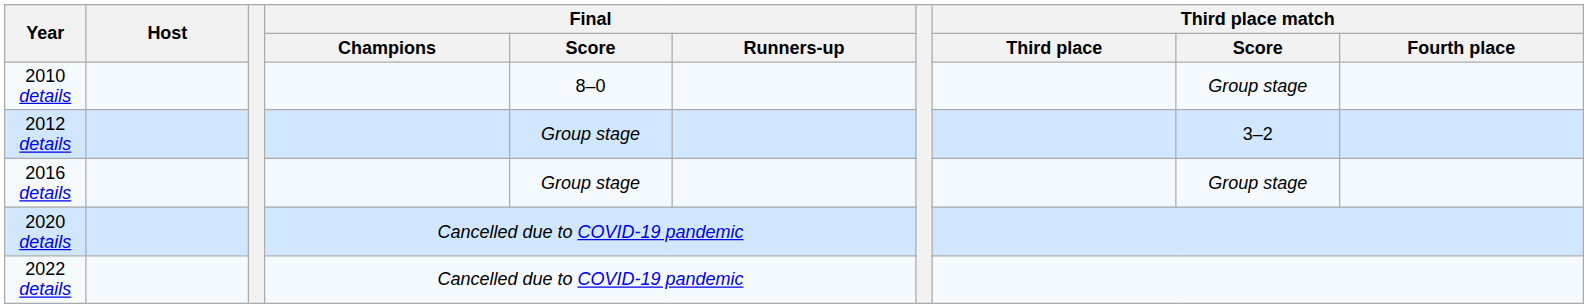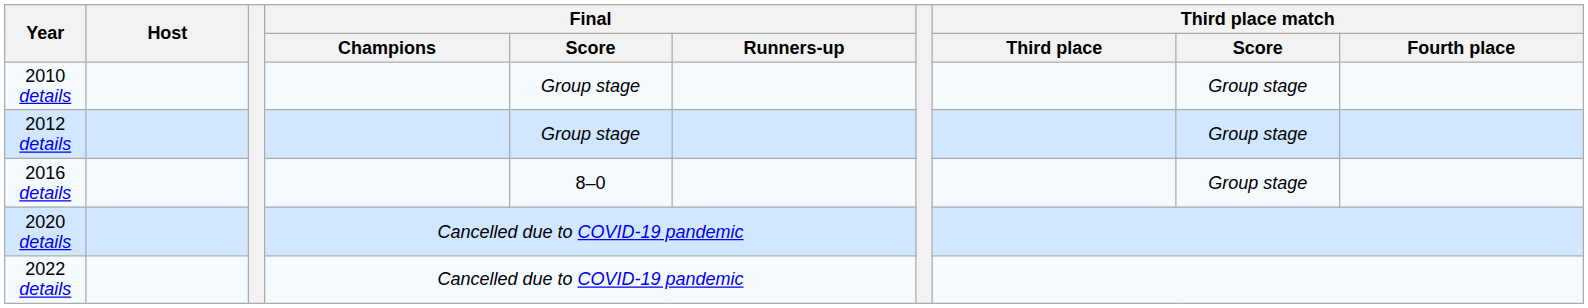(591, 86) 8–0 -> (591, 86) Group stage
(1258, 135) 3–2 -> (1258, 135) Group stage
(591, 183) Group stage -> (591, 183) 8–0
